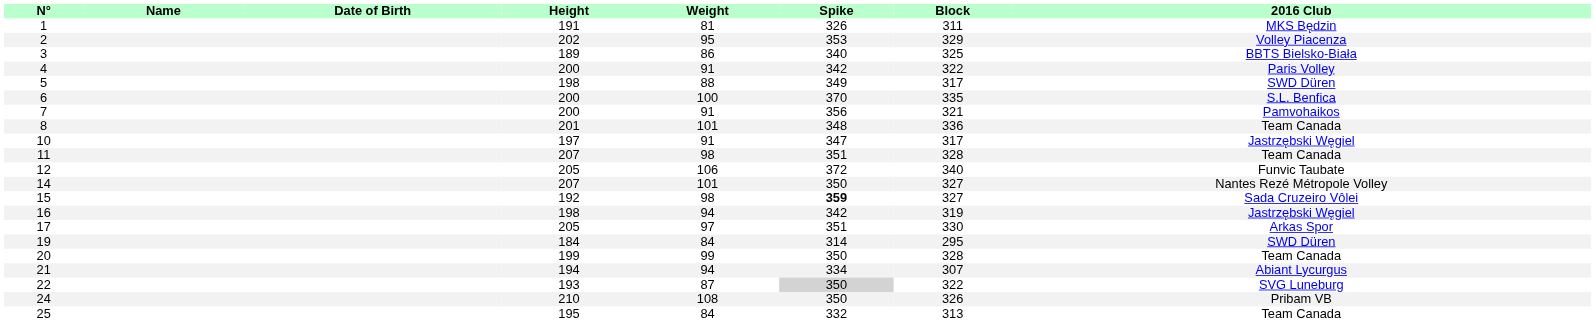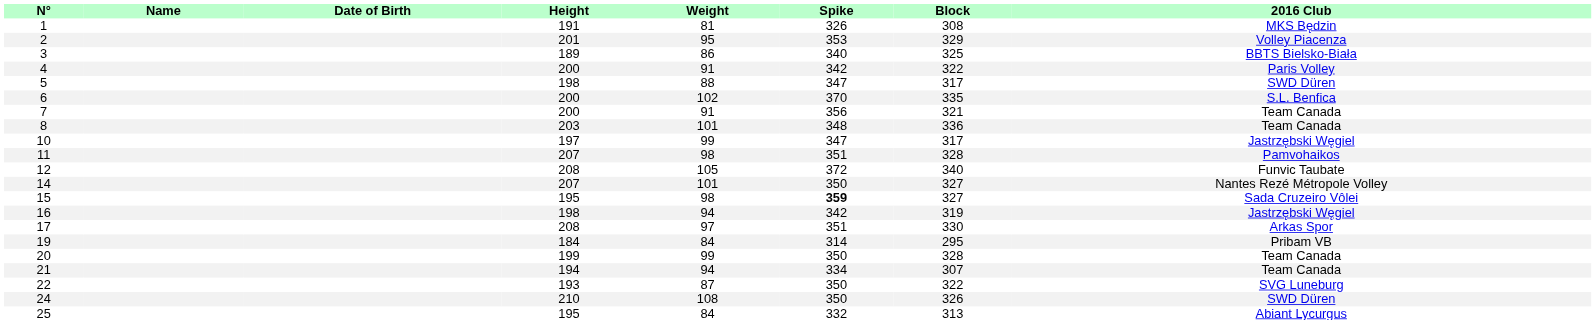(953, 25) 311 -> (953, 25) 308
(569, 40) 202 -> (569, 40) 201
(836, 83) 349 -> (836, 83) 347
(708, 97) 100 -> (708, 97) 102
(1301, 112) Pamvohaikos -> (1301, 112) Team Canada
(569, 126) 201 -> (569, 126) 203
(708, 140) 91 -> (708, 140) 99
(1301, 155) Team Canada -> (1301, 155) Pamvohaikos
(569, 169) 205 -> (569, 169) 208
(708, 169) 106 -> (708, 169) 105
(569, 198) 192 -> (569, 198) 195
(569, 227) 205 -> (569, 227) 208
(1301, 241) SWD Düren -> (1301, 241) Pribam VB
(1301, 270) Abiant Lycurgus -> (1301, 270) Team Canada
(836, 284) lightgrey background -> (836, 284) no background
(1301, 299) Pribam VB -> (1301, 299) SWD Düren
(1301, 313) Team Canada -> (1301, 313) Abiant Lycurgus
